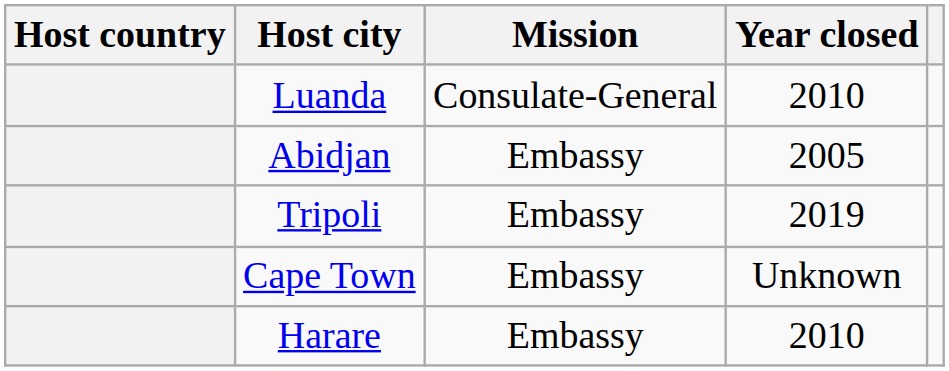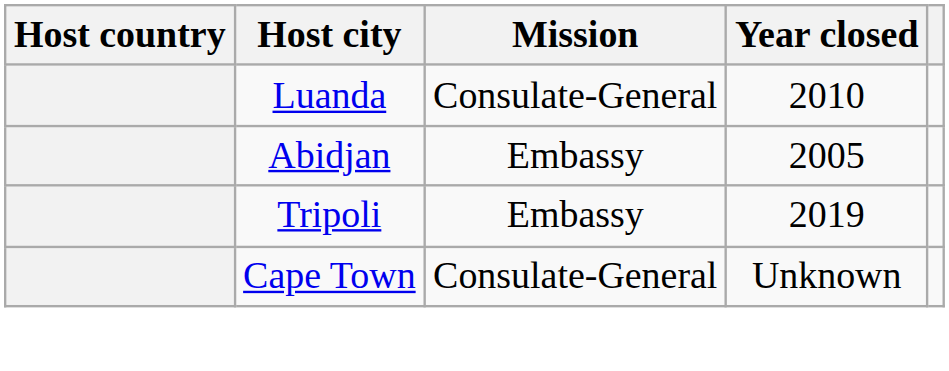(575, 275) Embassy -> (575, 275) Consulate-General
- row: (329, 335)
